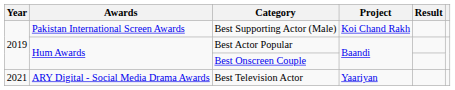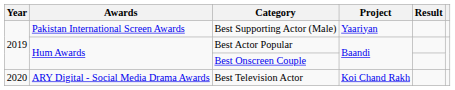(376, 28) Koi Chand Rakh -> (359, 28) Yaariyan
(17, 77) 2021 -> (17, 77) 2020
(359, 77) Yaariyan -> (376, 77) Koi Chand Rakh
